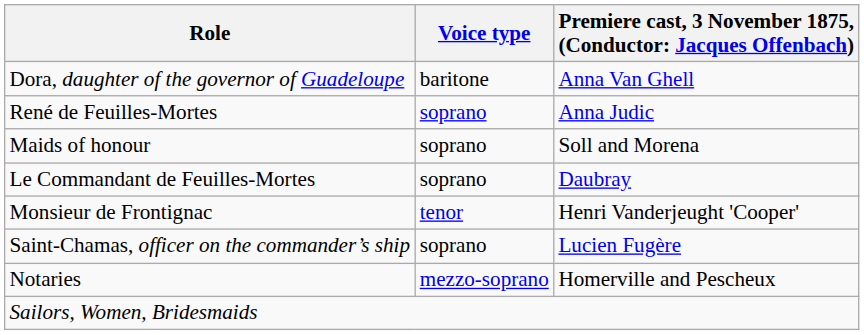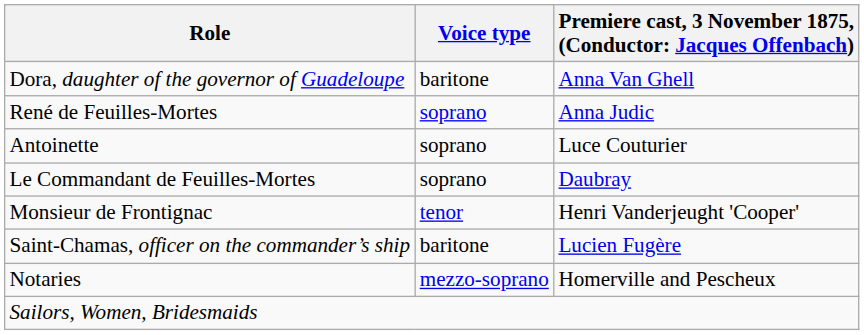+ row: (54, 145)
- row: (80, 145)
(453, 245) soprano -> (454, 245) baritone
